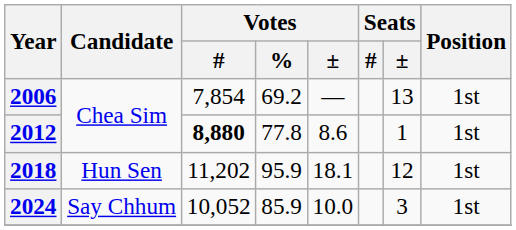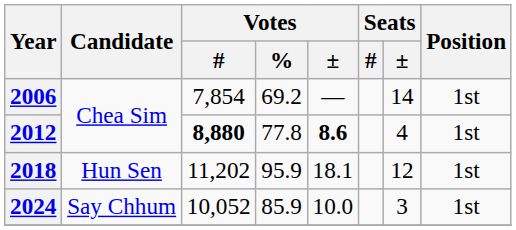(402, 96) 13 -> (402, 96) 14
(333, 133) normal -> (333, 133) bold
(402, 133) 1 -> (402, 133) 4
